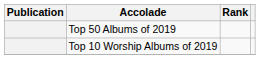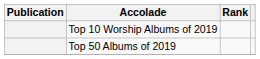rows swapped: (122, 29) <-> (143, 46)
